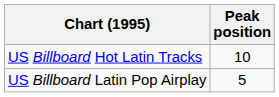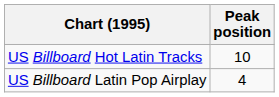(242, 80) 5 -> (242, 80) 4
